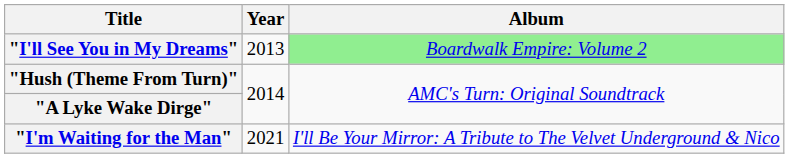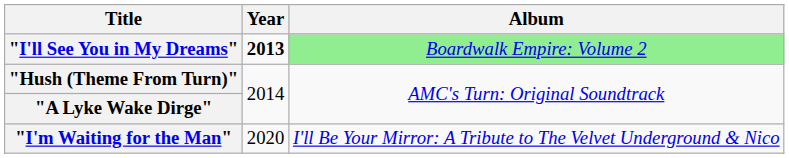(266, 49) normal -> (266, 49) bold
(266, 138) 2021 -> (266, 138) 2020
